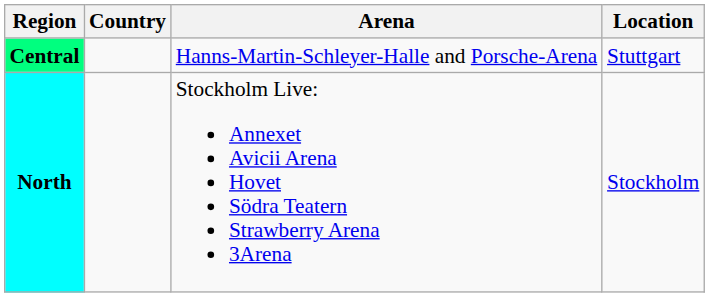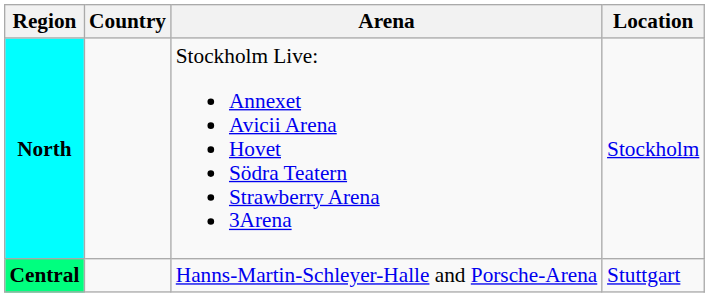rows swapped: (44, 55) <-> (44, 181)
